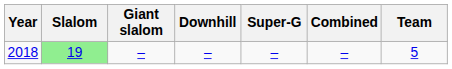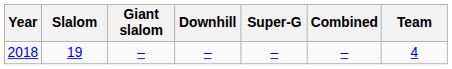(75, 52) lightgreen background -> (75, 52) no background
(414, 52) 5 -> (414, 52) 4
